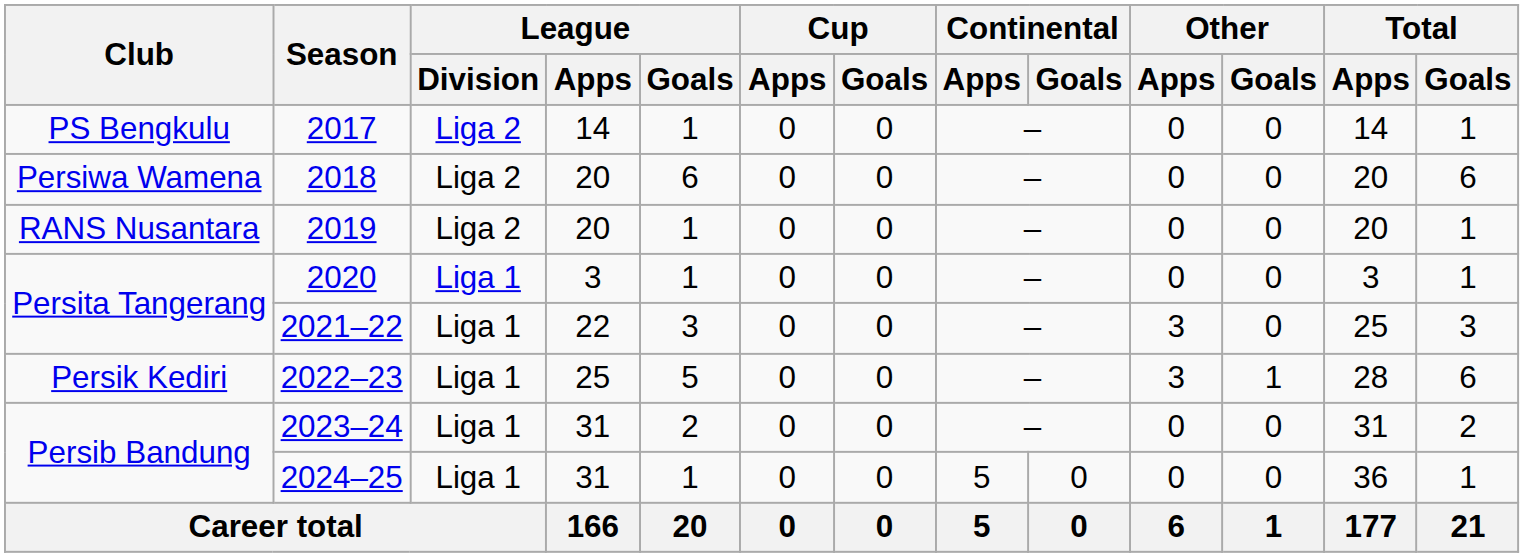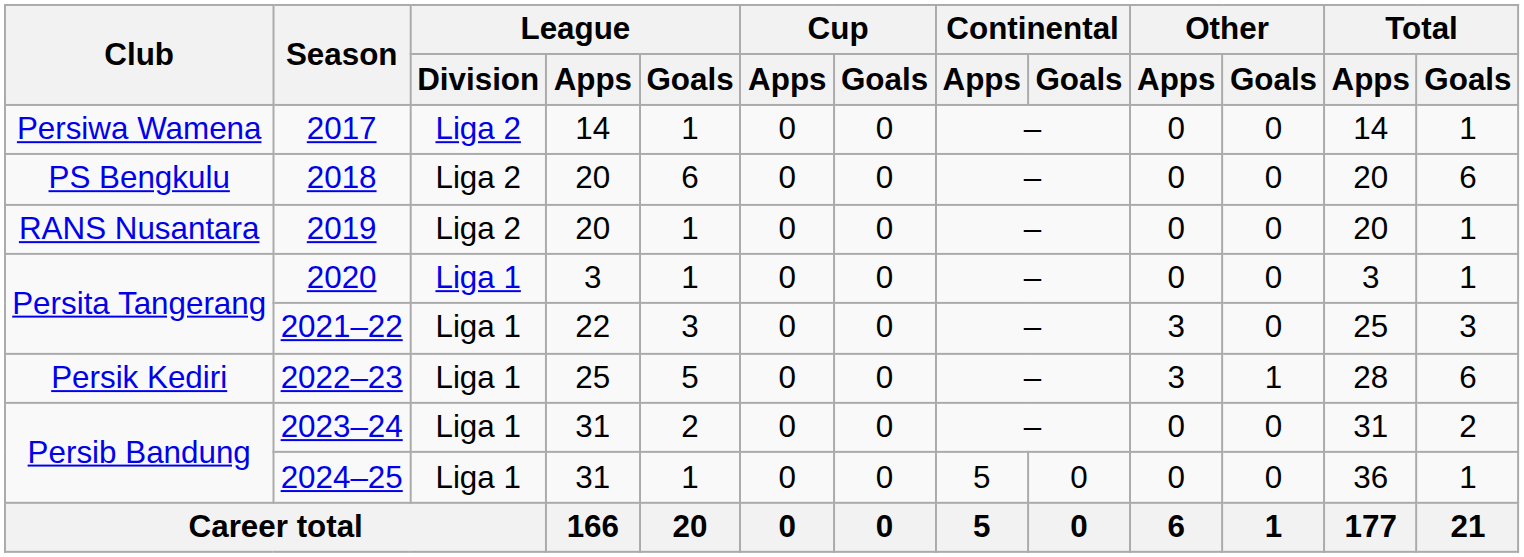(139, 128) PS Bengkulu -> (139, 128) Persiwa Wamena
(139, 178) Persiwa Wamena -> (139, 178) PS Bengkulu
